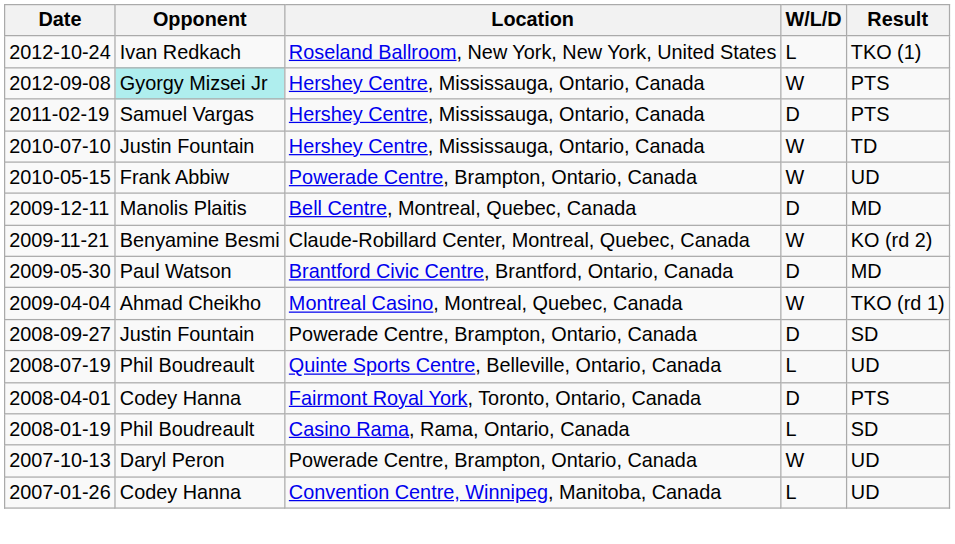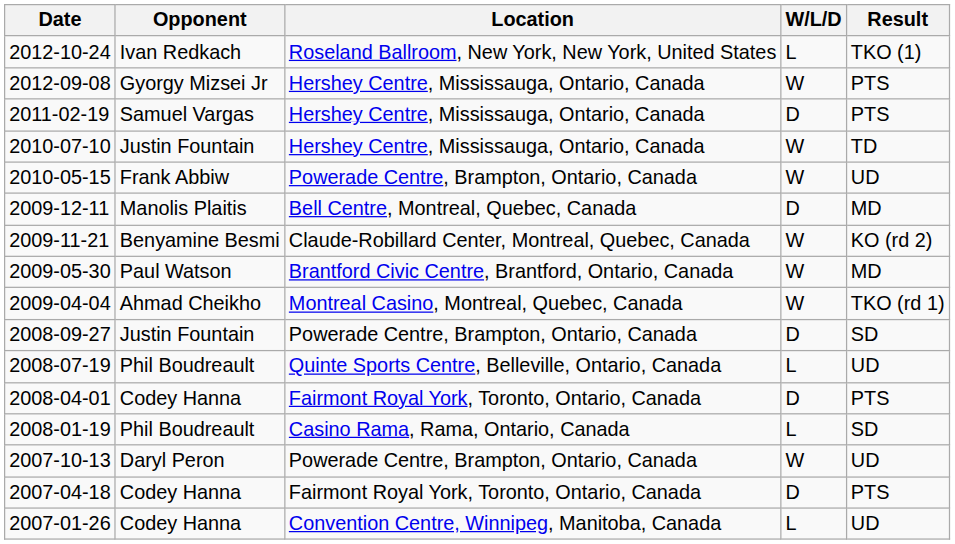(194, 83) paleturquoise background -> (194, 83) no background
(793, 271) D -> (795, 271) W
+ row: (60, 492)
